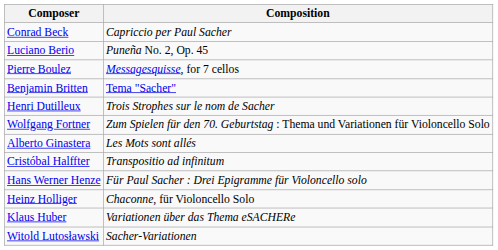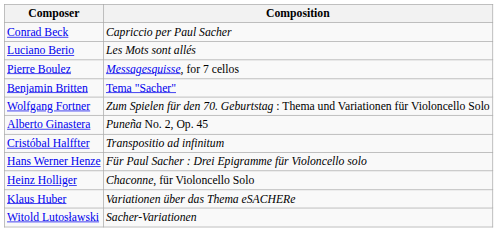(157, 50) Puneña No. 2, Op. 45 -> (151, 50) Les Mots sont allés
- row: (44, 106)
(151, 143) Les Mots sont allés -> (157, 124) Puneña No. 2, Op. 45
